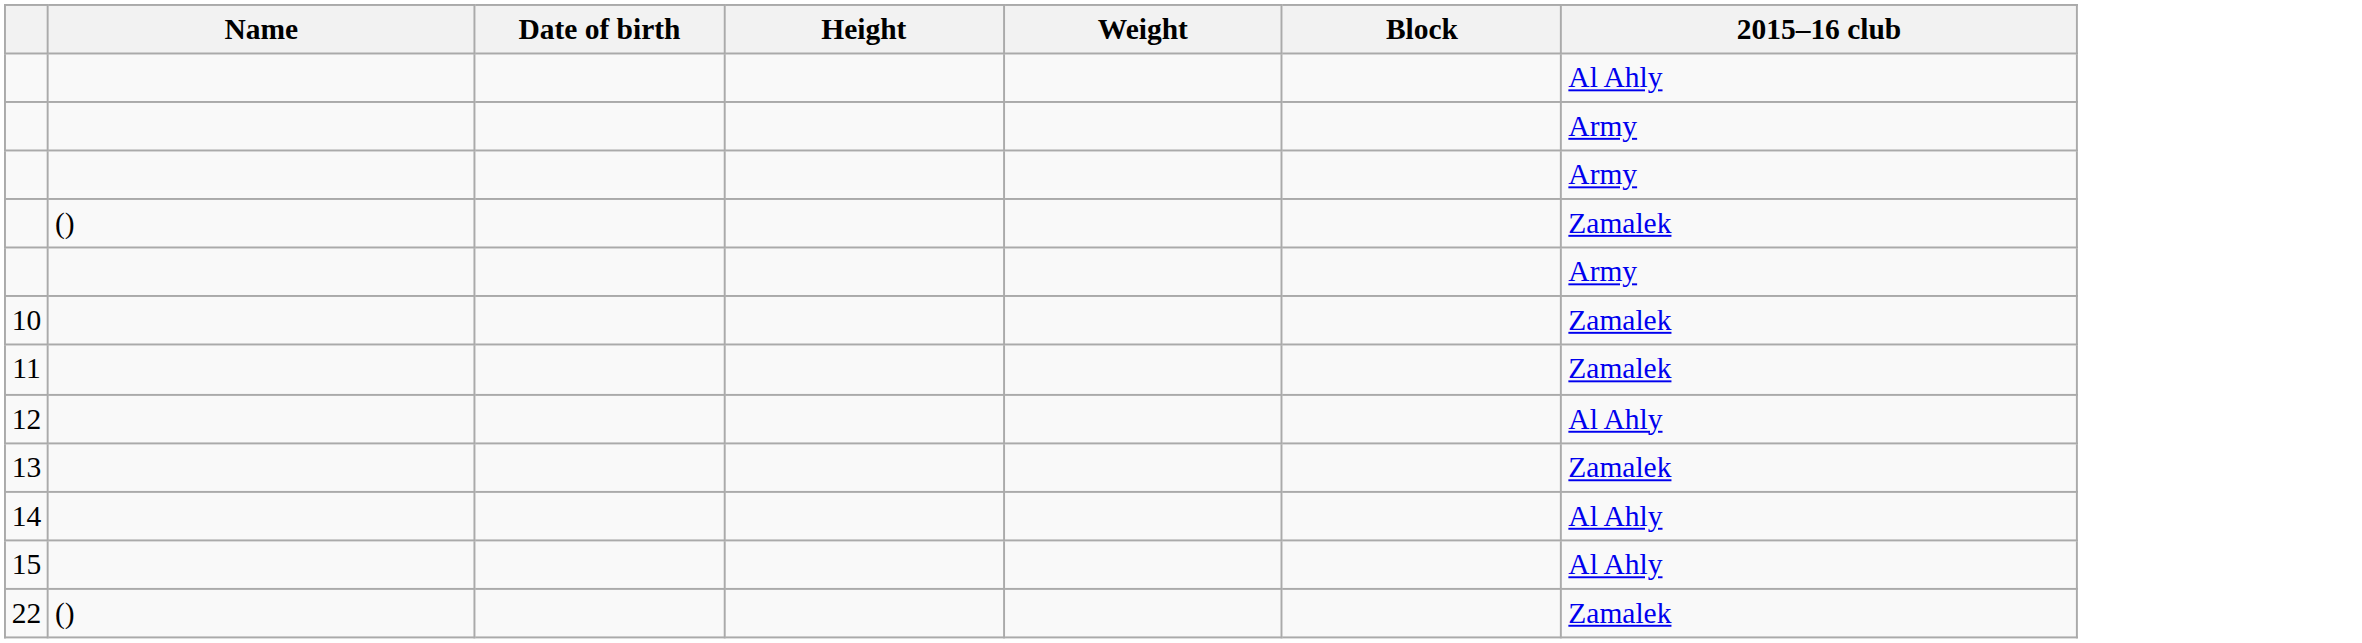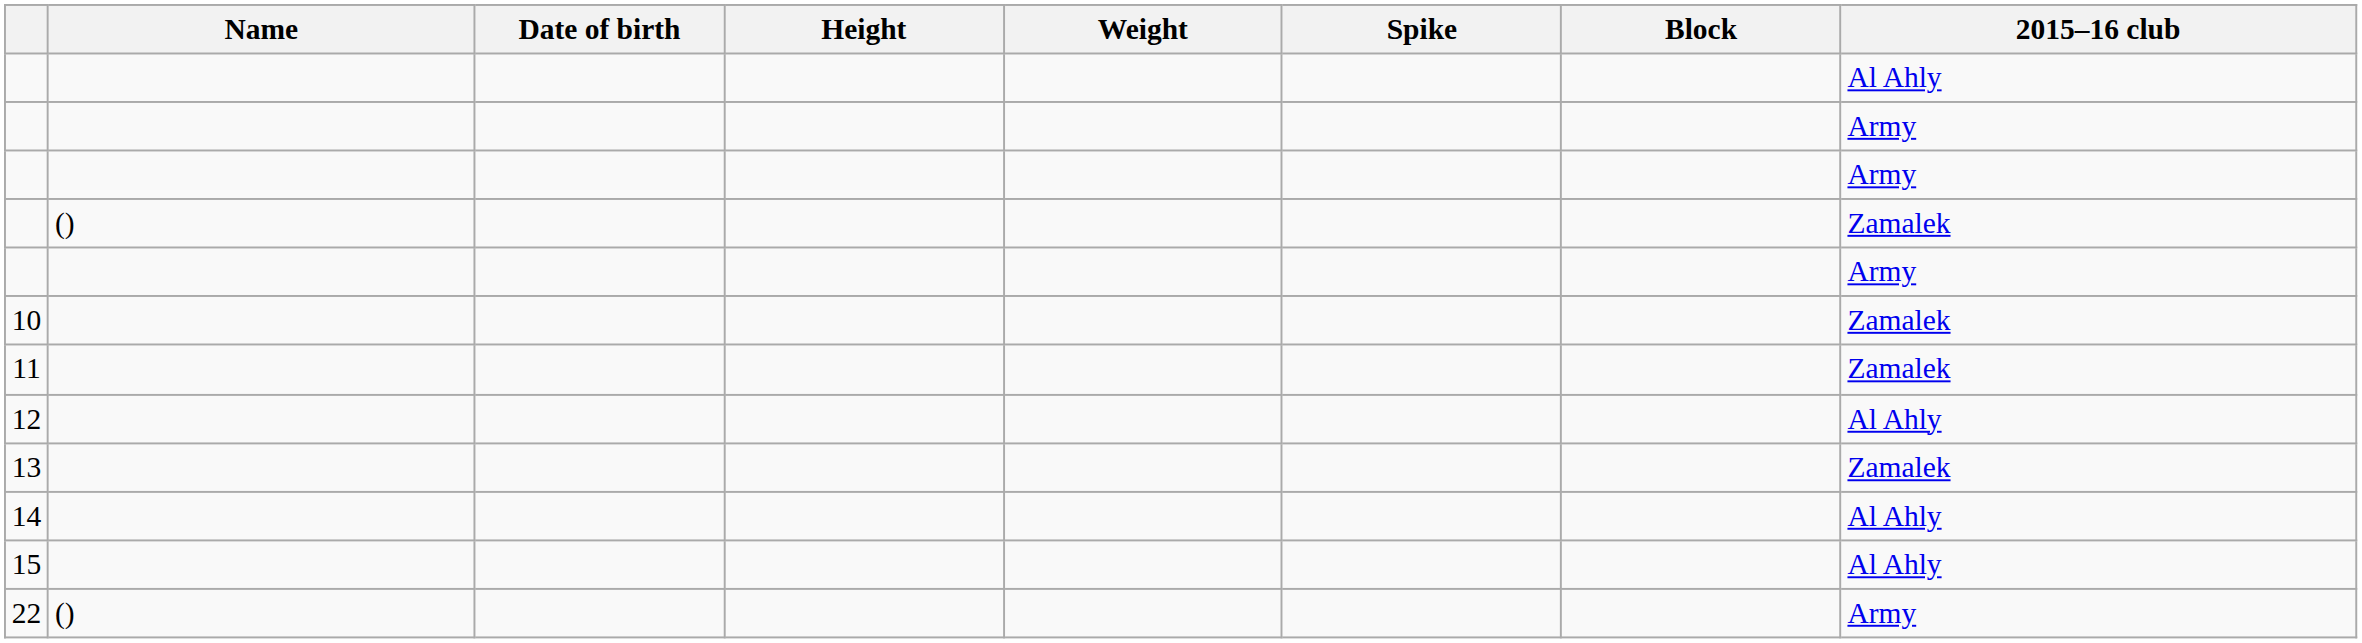+ column: (1422, 28)
(1620, 612) Zamalek -> (1882, 612) Army
